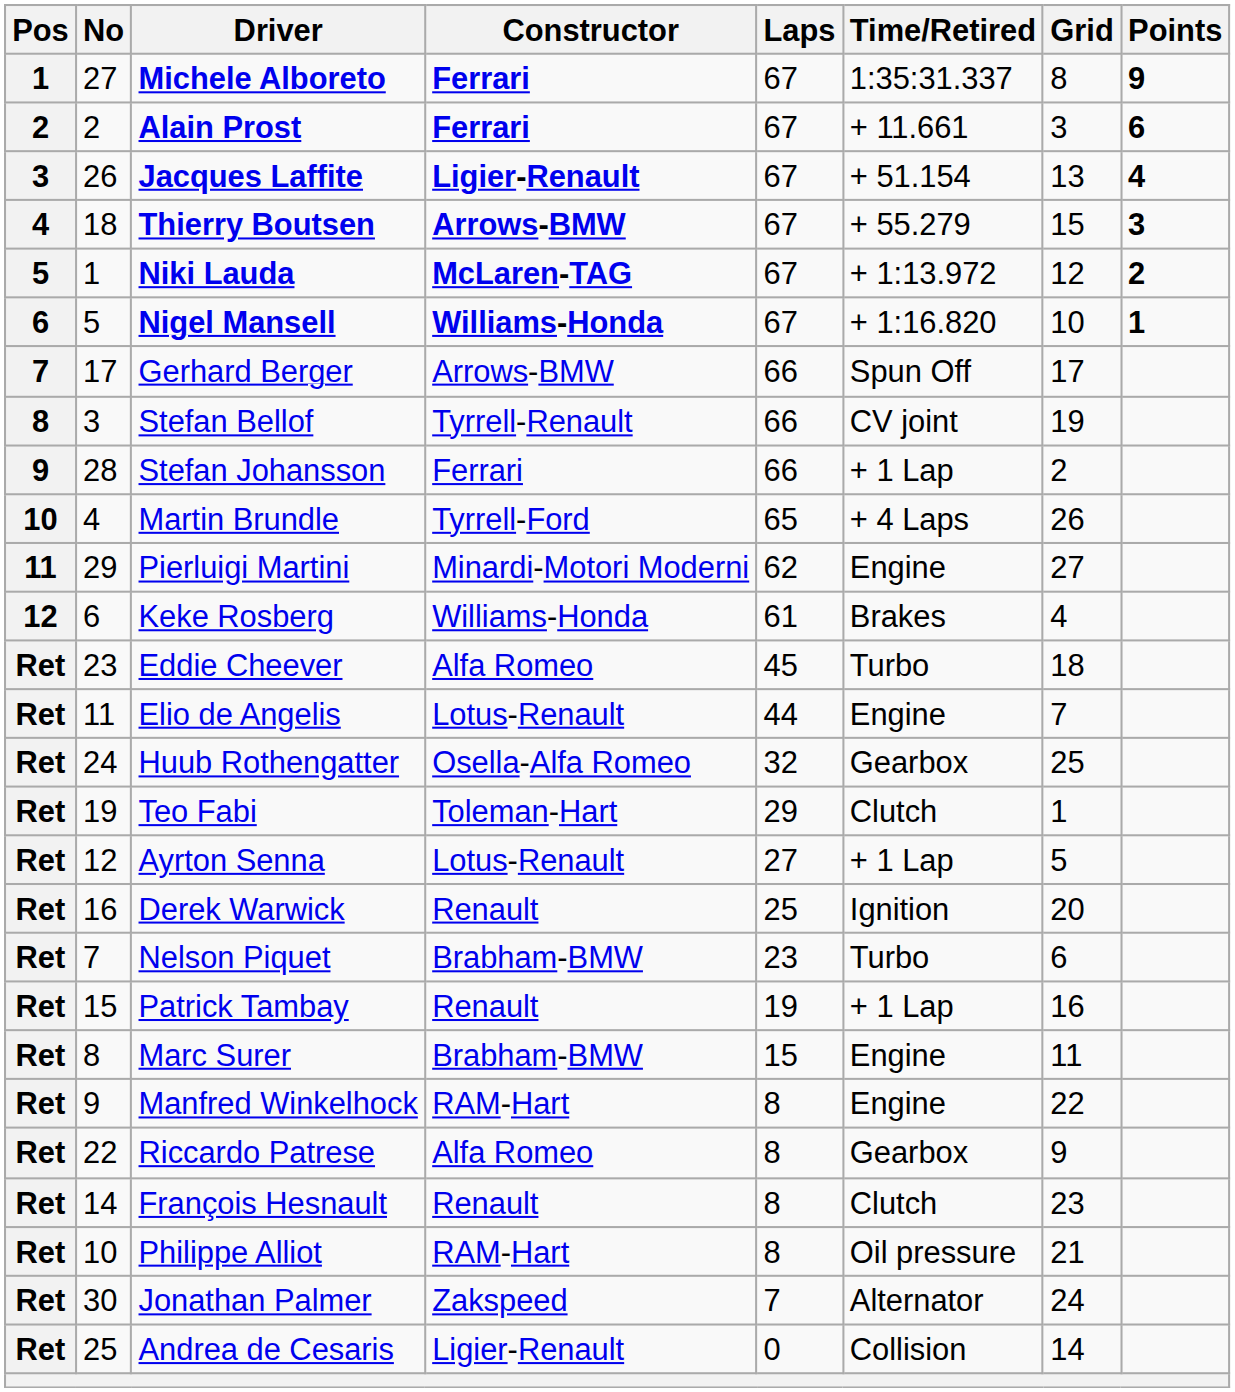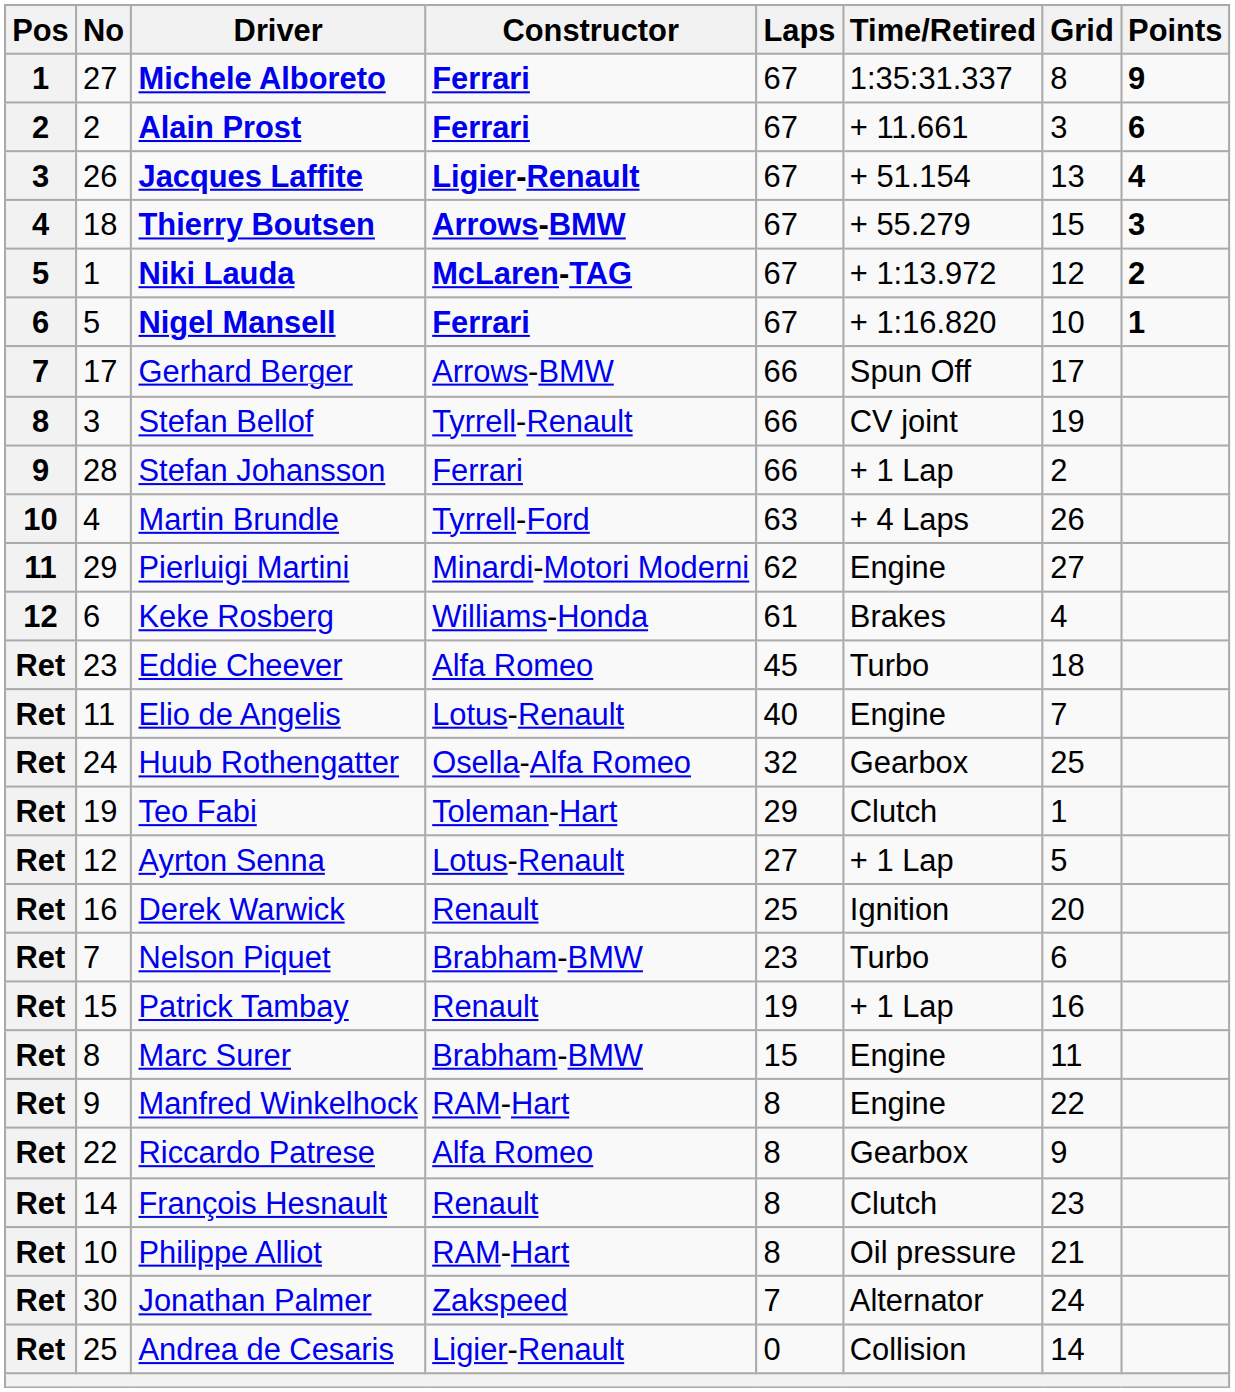(548, 323) Williams-Honda -> (481, 323) Ferrari
(781, 518) 65 -> (781, 518) 63
(781, 713) 44 -> (781, 713) 40
